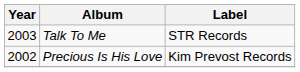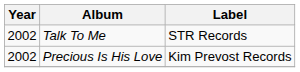(22, 35) 2003 -> (22, 35) 2002
